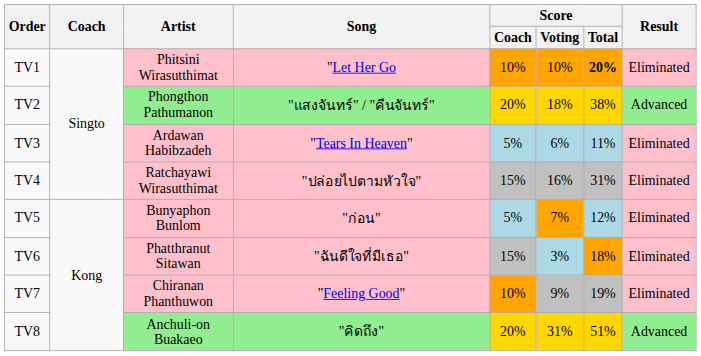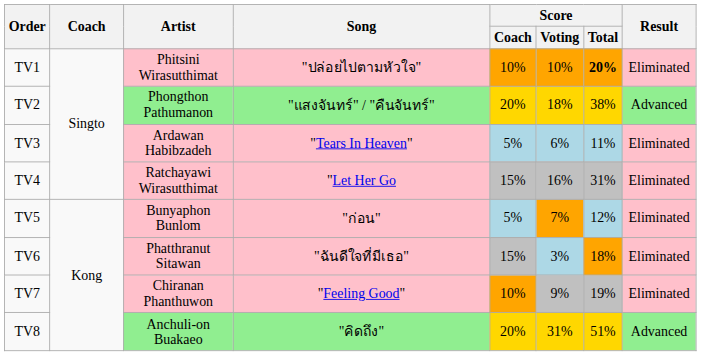(361, 67) "Let Her Go -> (361, 67) "ปล่อยไปตามหัวใจ"
(361, 181) "ปล่อยไปตามหัวใจ" -> (361, 180) "Let Her Go
